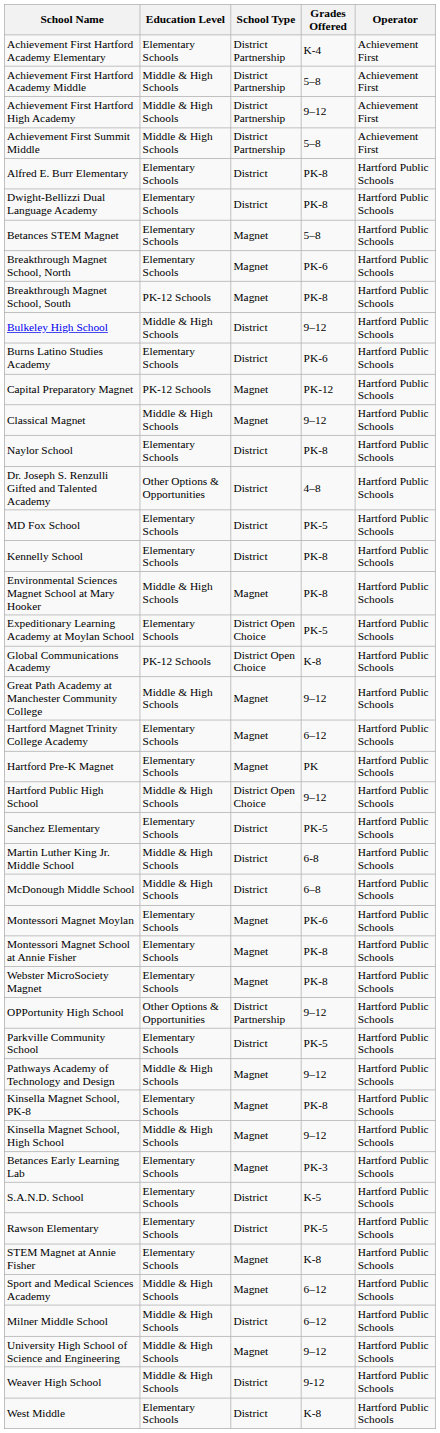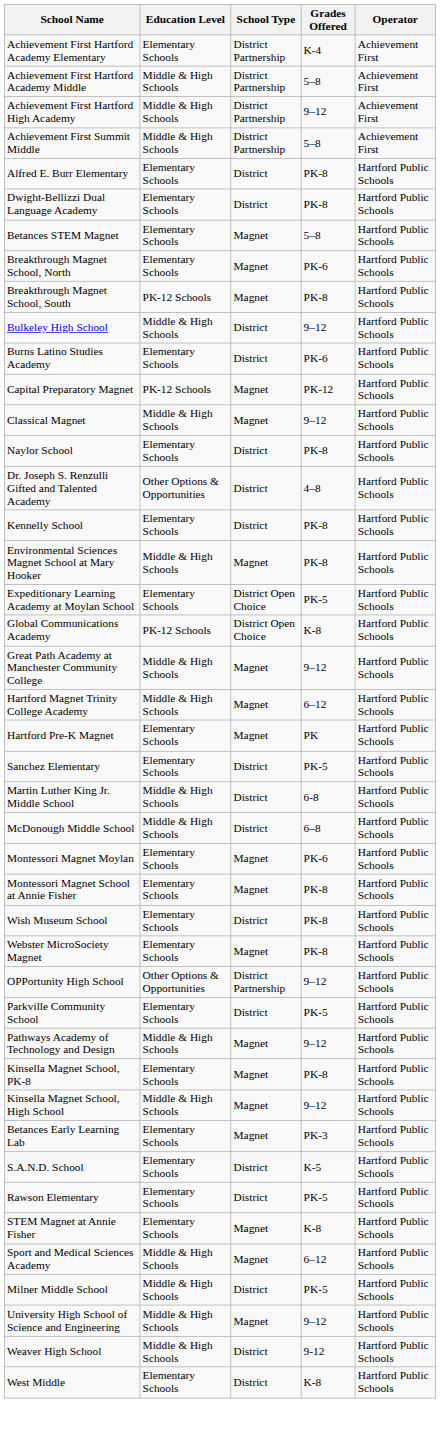- row: (44, 525)
(169, 735) Elementary Schools -> (178, 704) Middle & High Schools
- row: (55, 797)
+ row: (57, 920)
(315, 1320) 6–12 -> (316, 1290) PK-5
